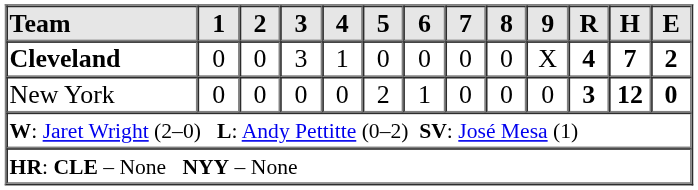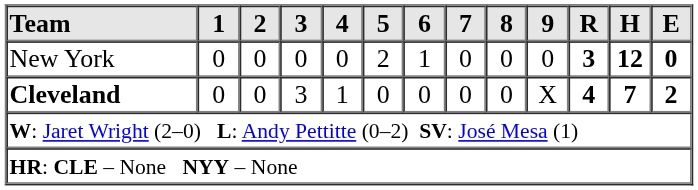rows swapped: (62, 94) <-> (65, 58)
